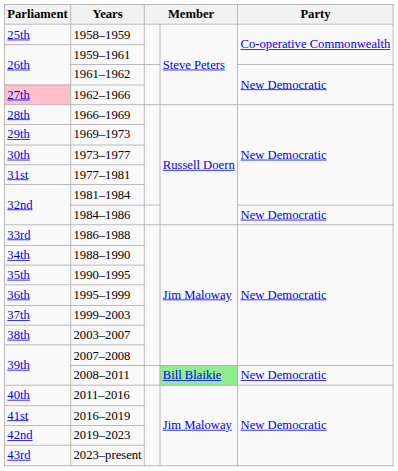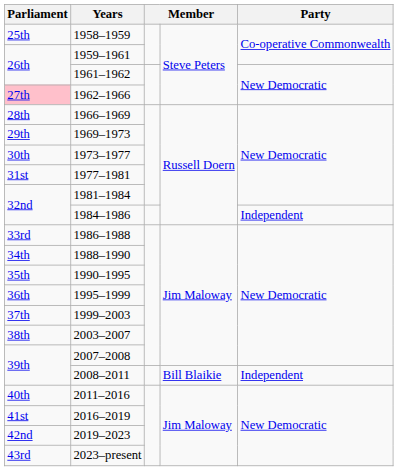(284, 214) New Democratic -> (272, 214) Independent
(192, 375) lightgreen background -> (192, 375) no background
(284, 375) New Democratic -> (272, 375) Independent
